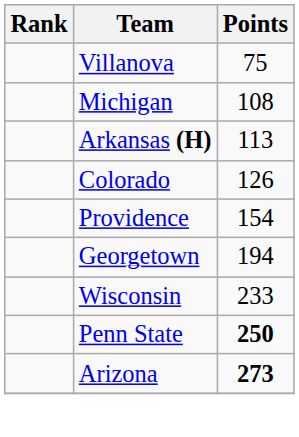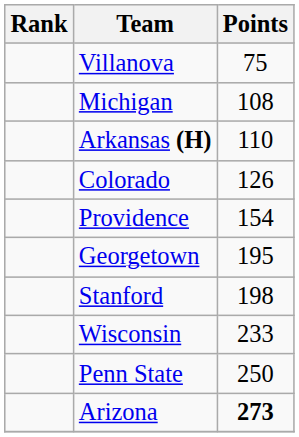(255, 140) 113 -> (255, 140) 110
(255, 256) 194 -> (255, 256) 195
+ row: (121, 295)
(255, 334) bold -> (255, 373) normal
